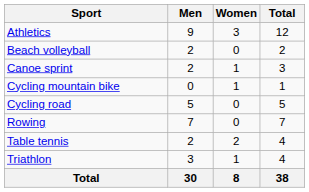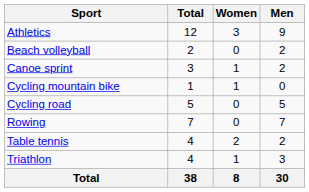columns swapped: (191, 13) <-> (282, 13)
